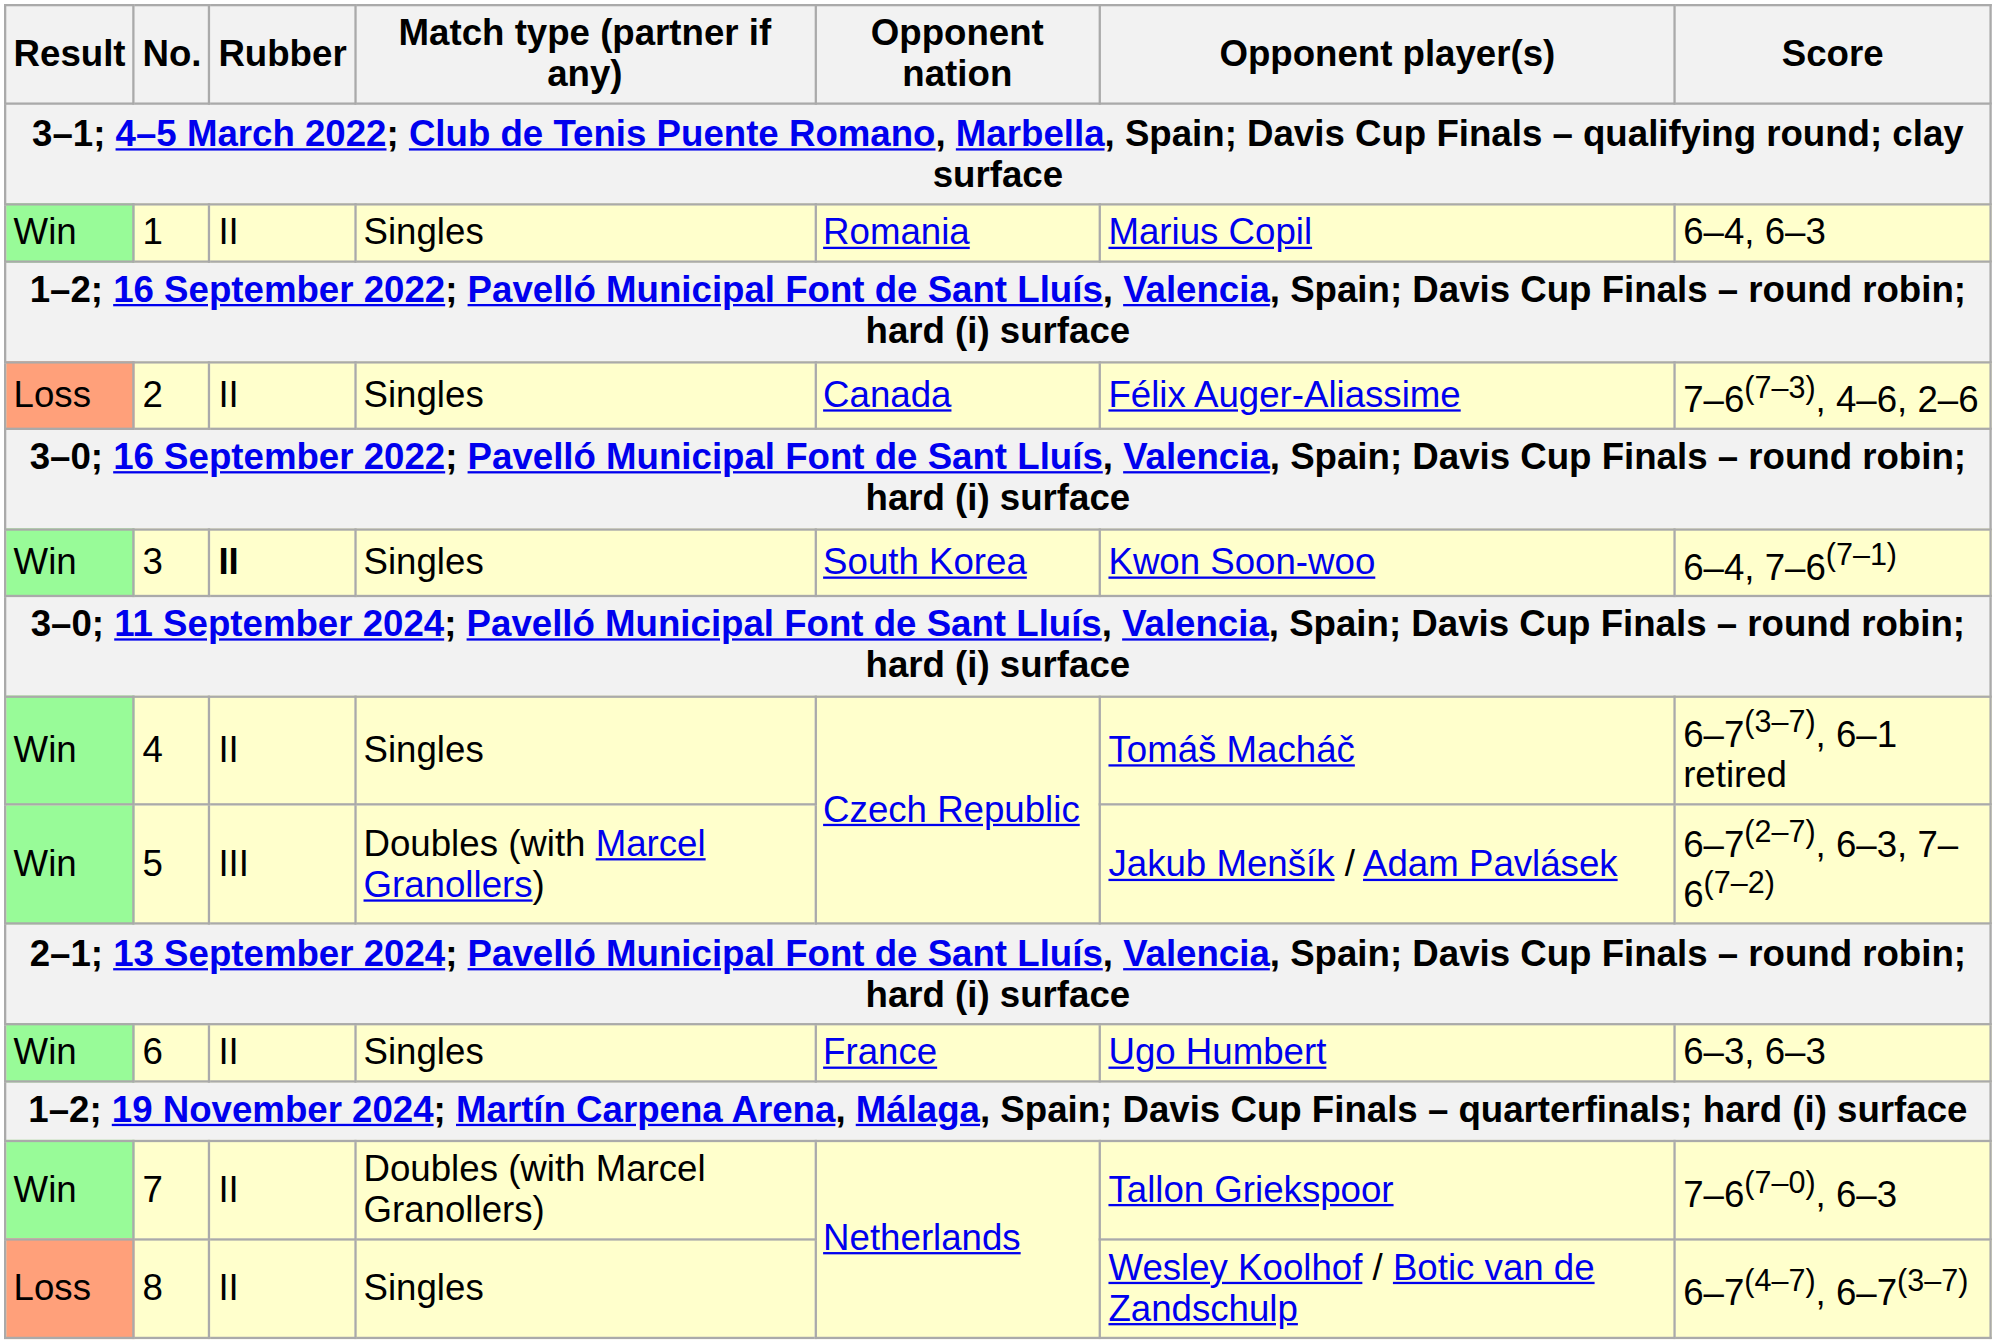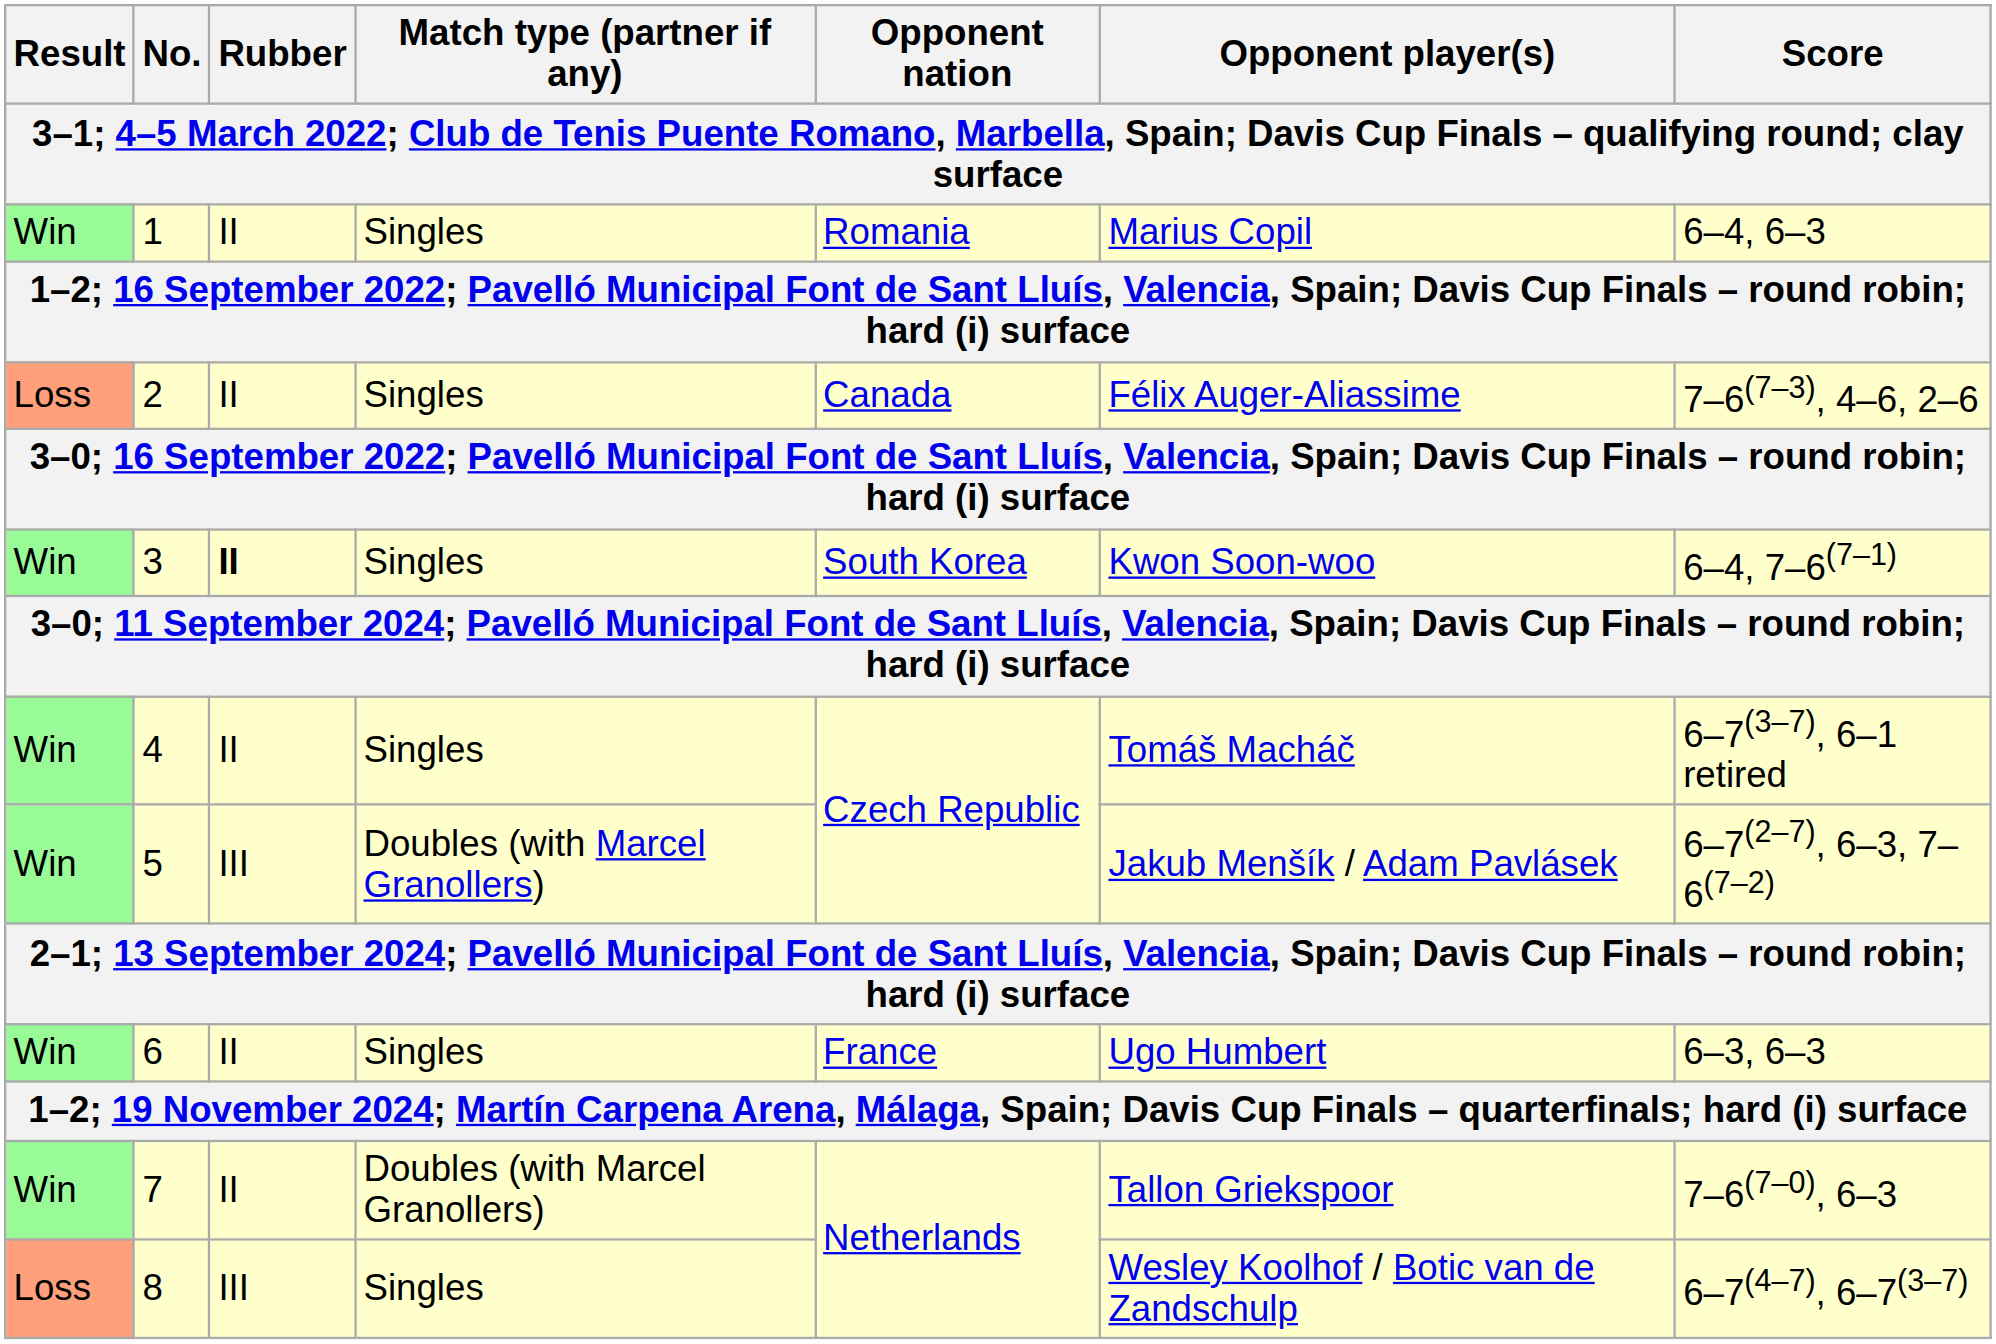(229, 1288) II -> (234, 1288) III
